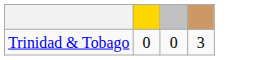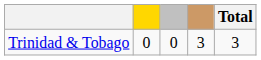+ column: (235, 17)
